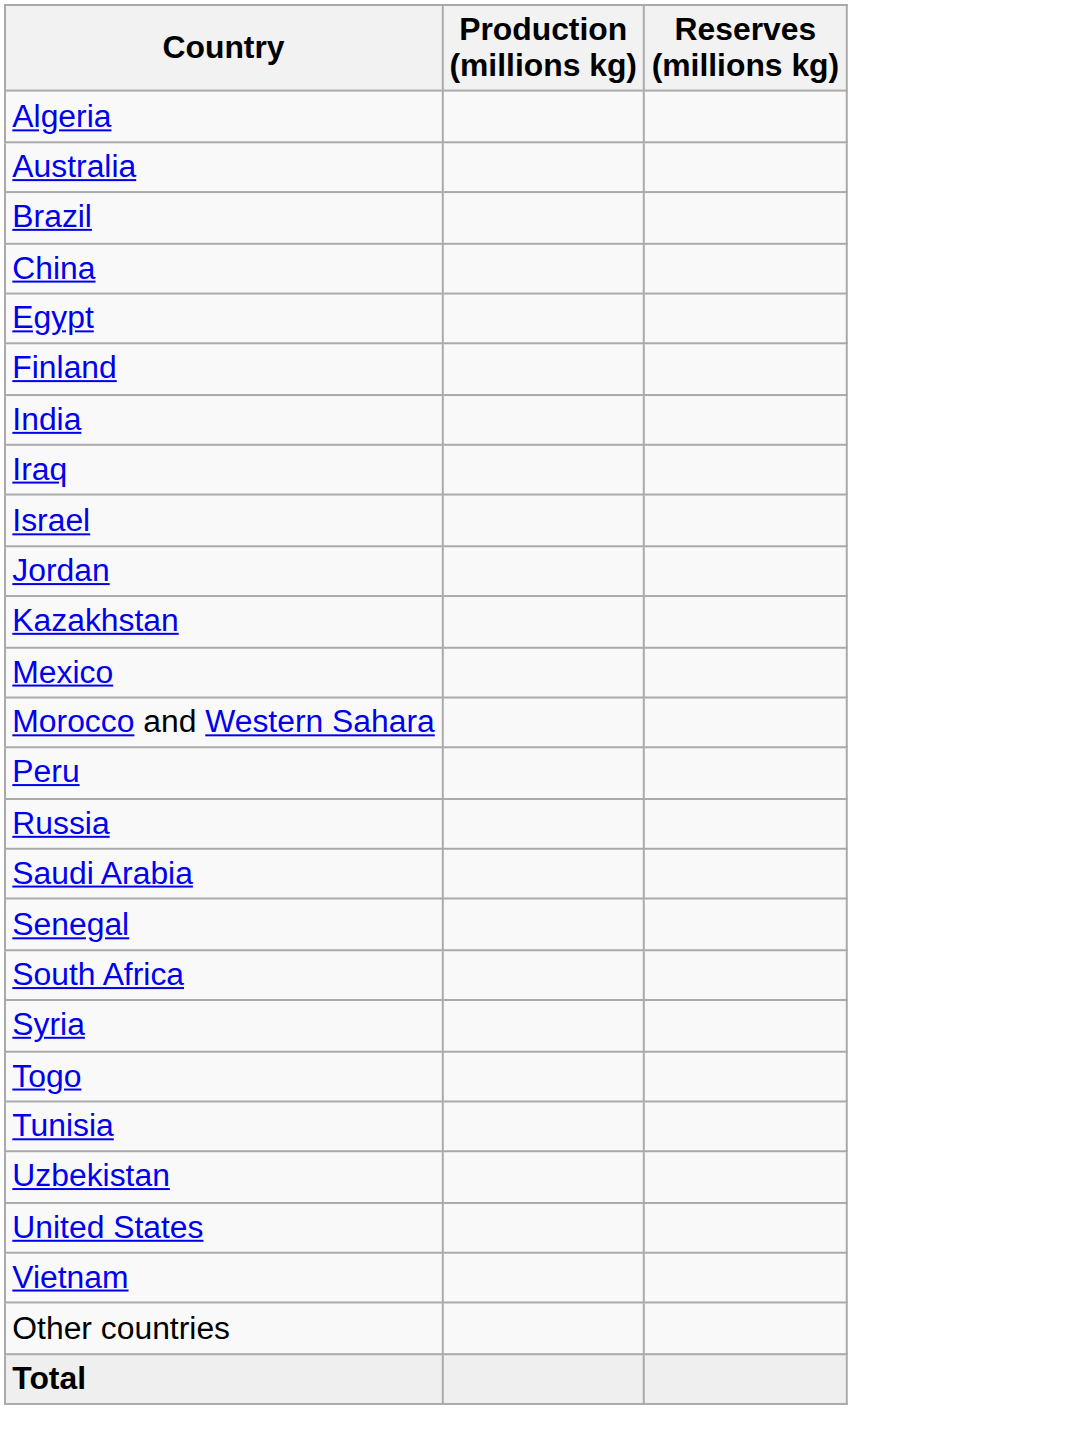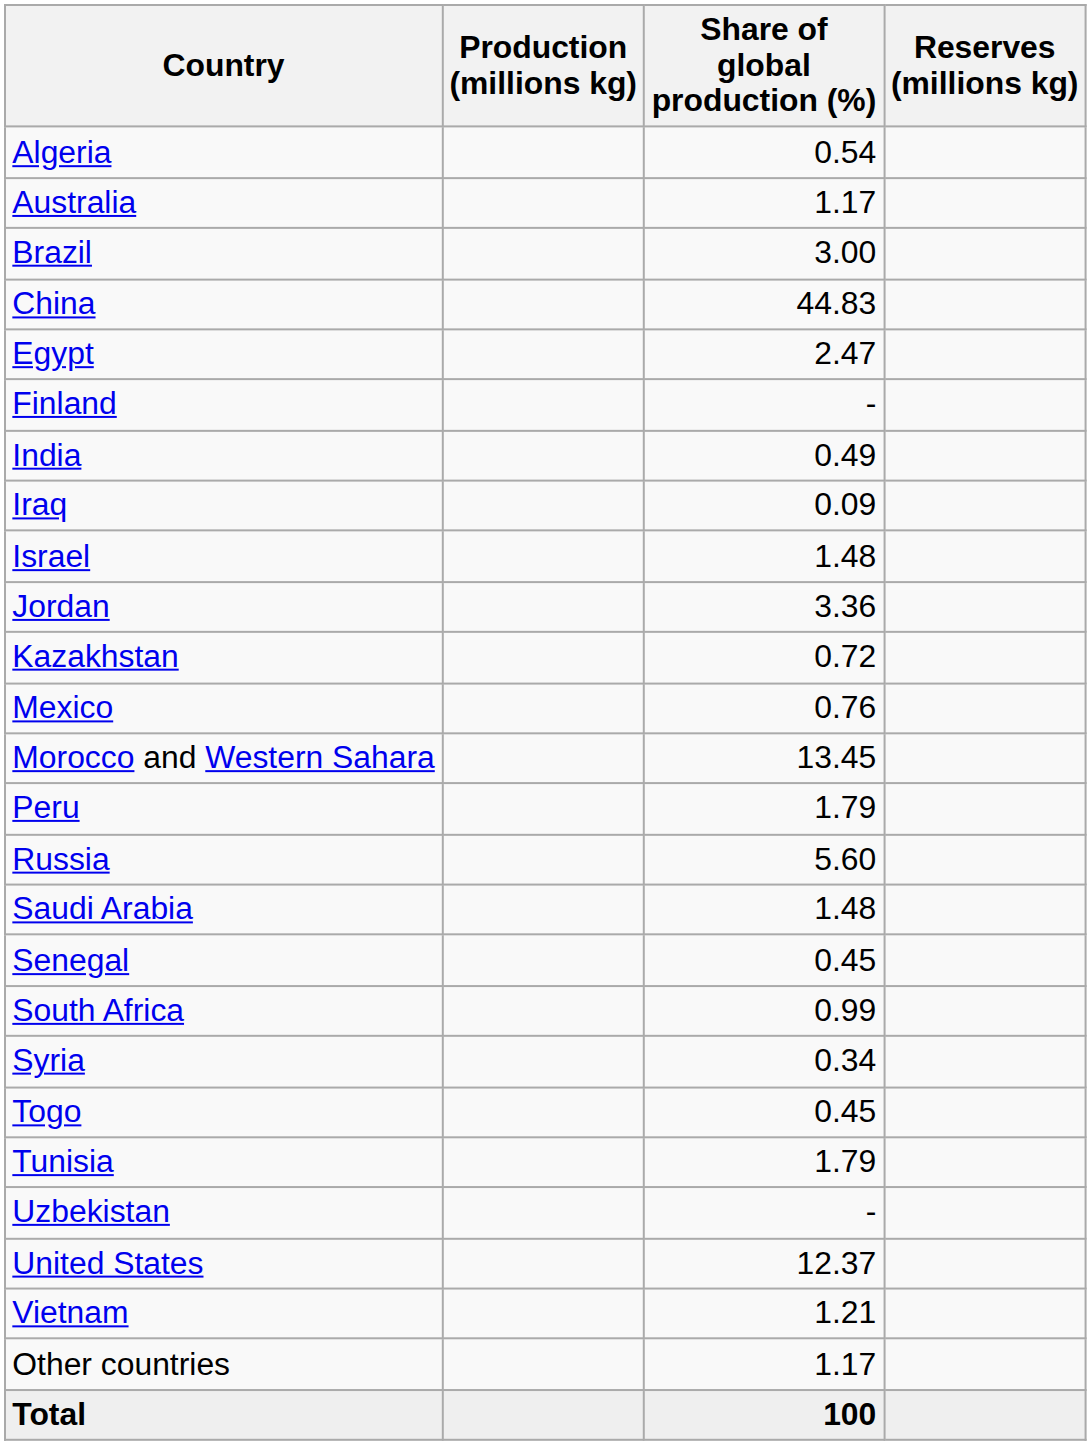+ column: (764, 65)
